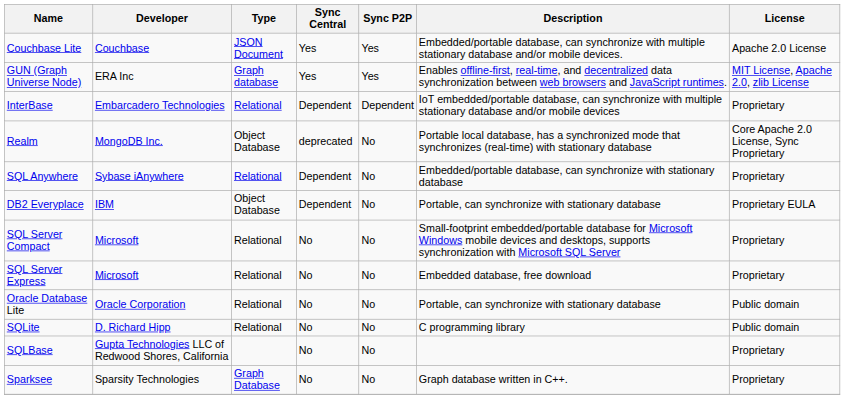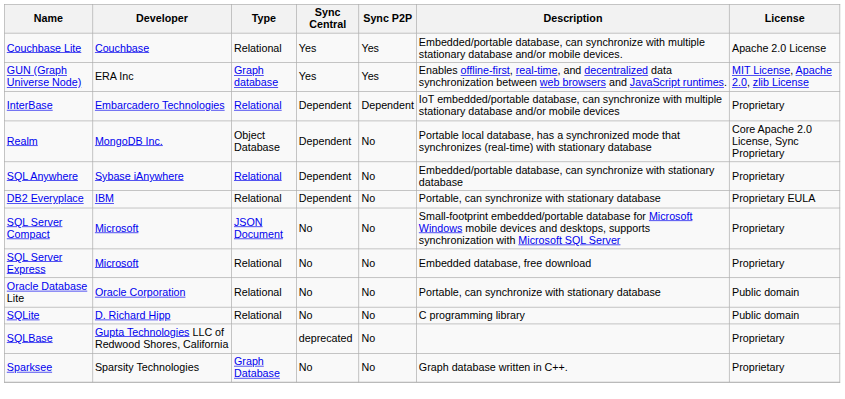(258, 48) JSON Document -> (258, 48) Relational
(326, 141) deprecated -> (325, 141) Dependent
(257, 205) Object Database -> (258, 199) Relational
(258, 240) Relational -> (258, 228) JSON Document
(306, 350) No -> (326, 338) deprecated
